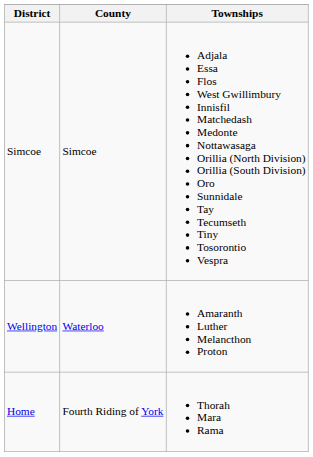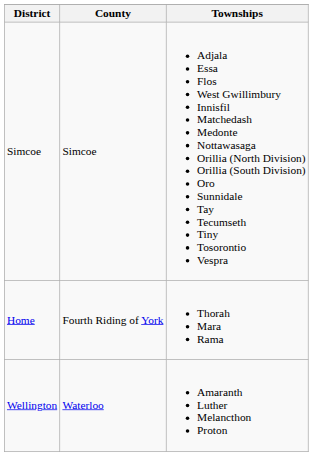rows swapped: (32, 326) <-> (21, 411)
